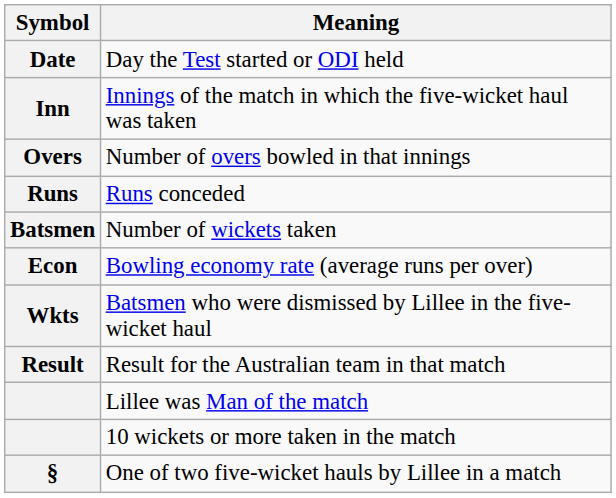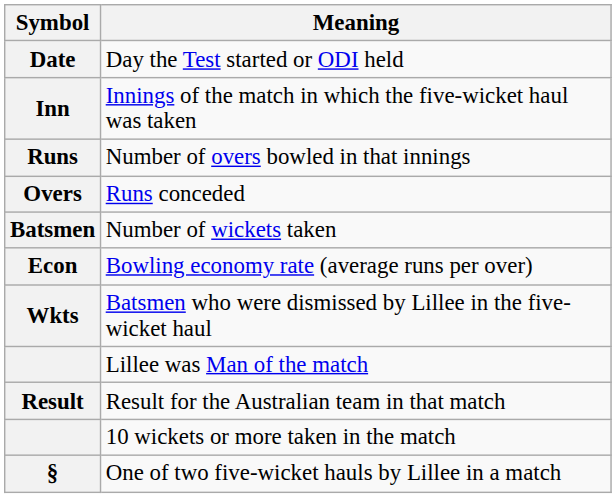(53, 157) Overs -> (53, 157) Runs
(53, 193) Runs -> (53, 193) Overs
rows swapped: (306, 364) <-> (237, 400)
